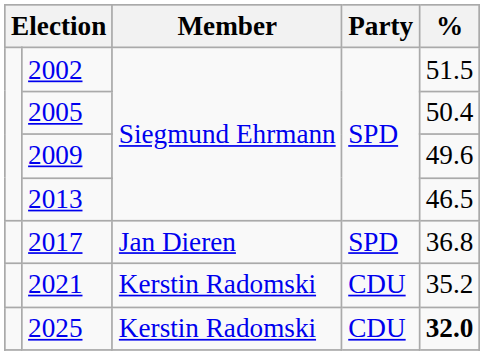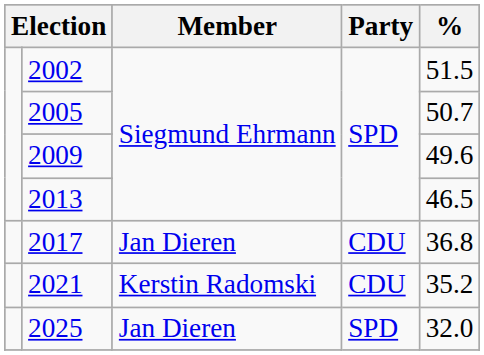(450, 112) 50.4 -> (450, 112) 50.7
(373, 241) SPD -> (377, 241) CDU
(217, 328) Kerstin Radomski -> (177, 328) Jan Dieren
(377, 328) CDU -> (373, 328) SPD
(450, 328) bold -> (450, 328) normal
